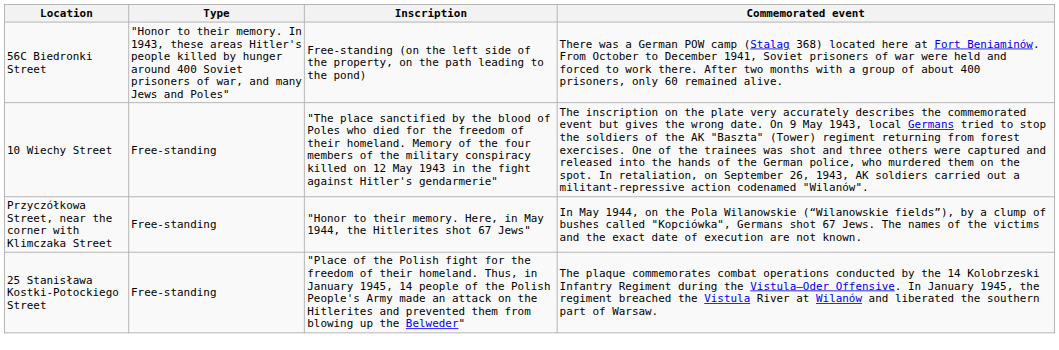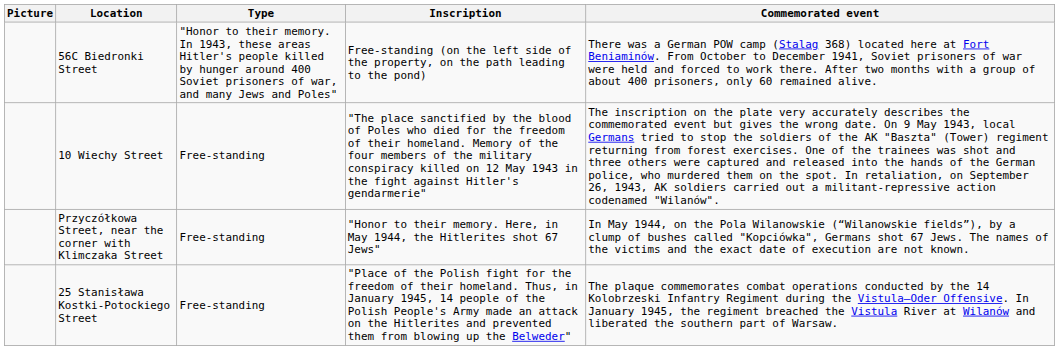+ column: (30, 13)
